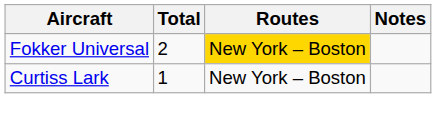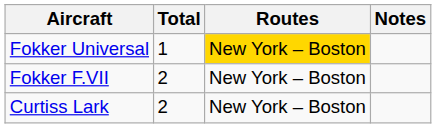(163, 48) 2 -> (163, 48) 1
+ row: (59, 78)
(163, 78) 1 -> (163, 107) 2
